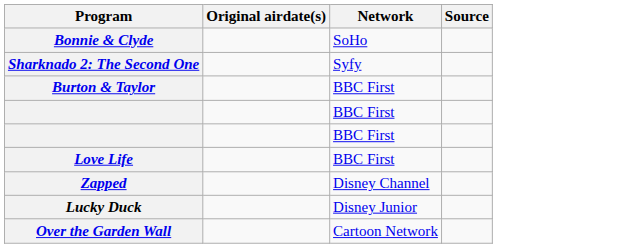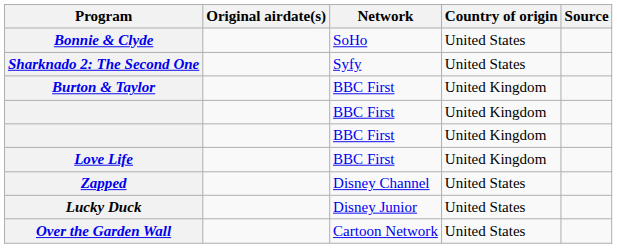+ column: (501, 16)
